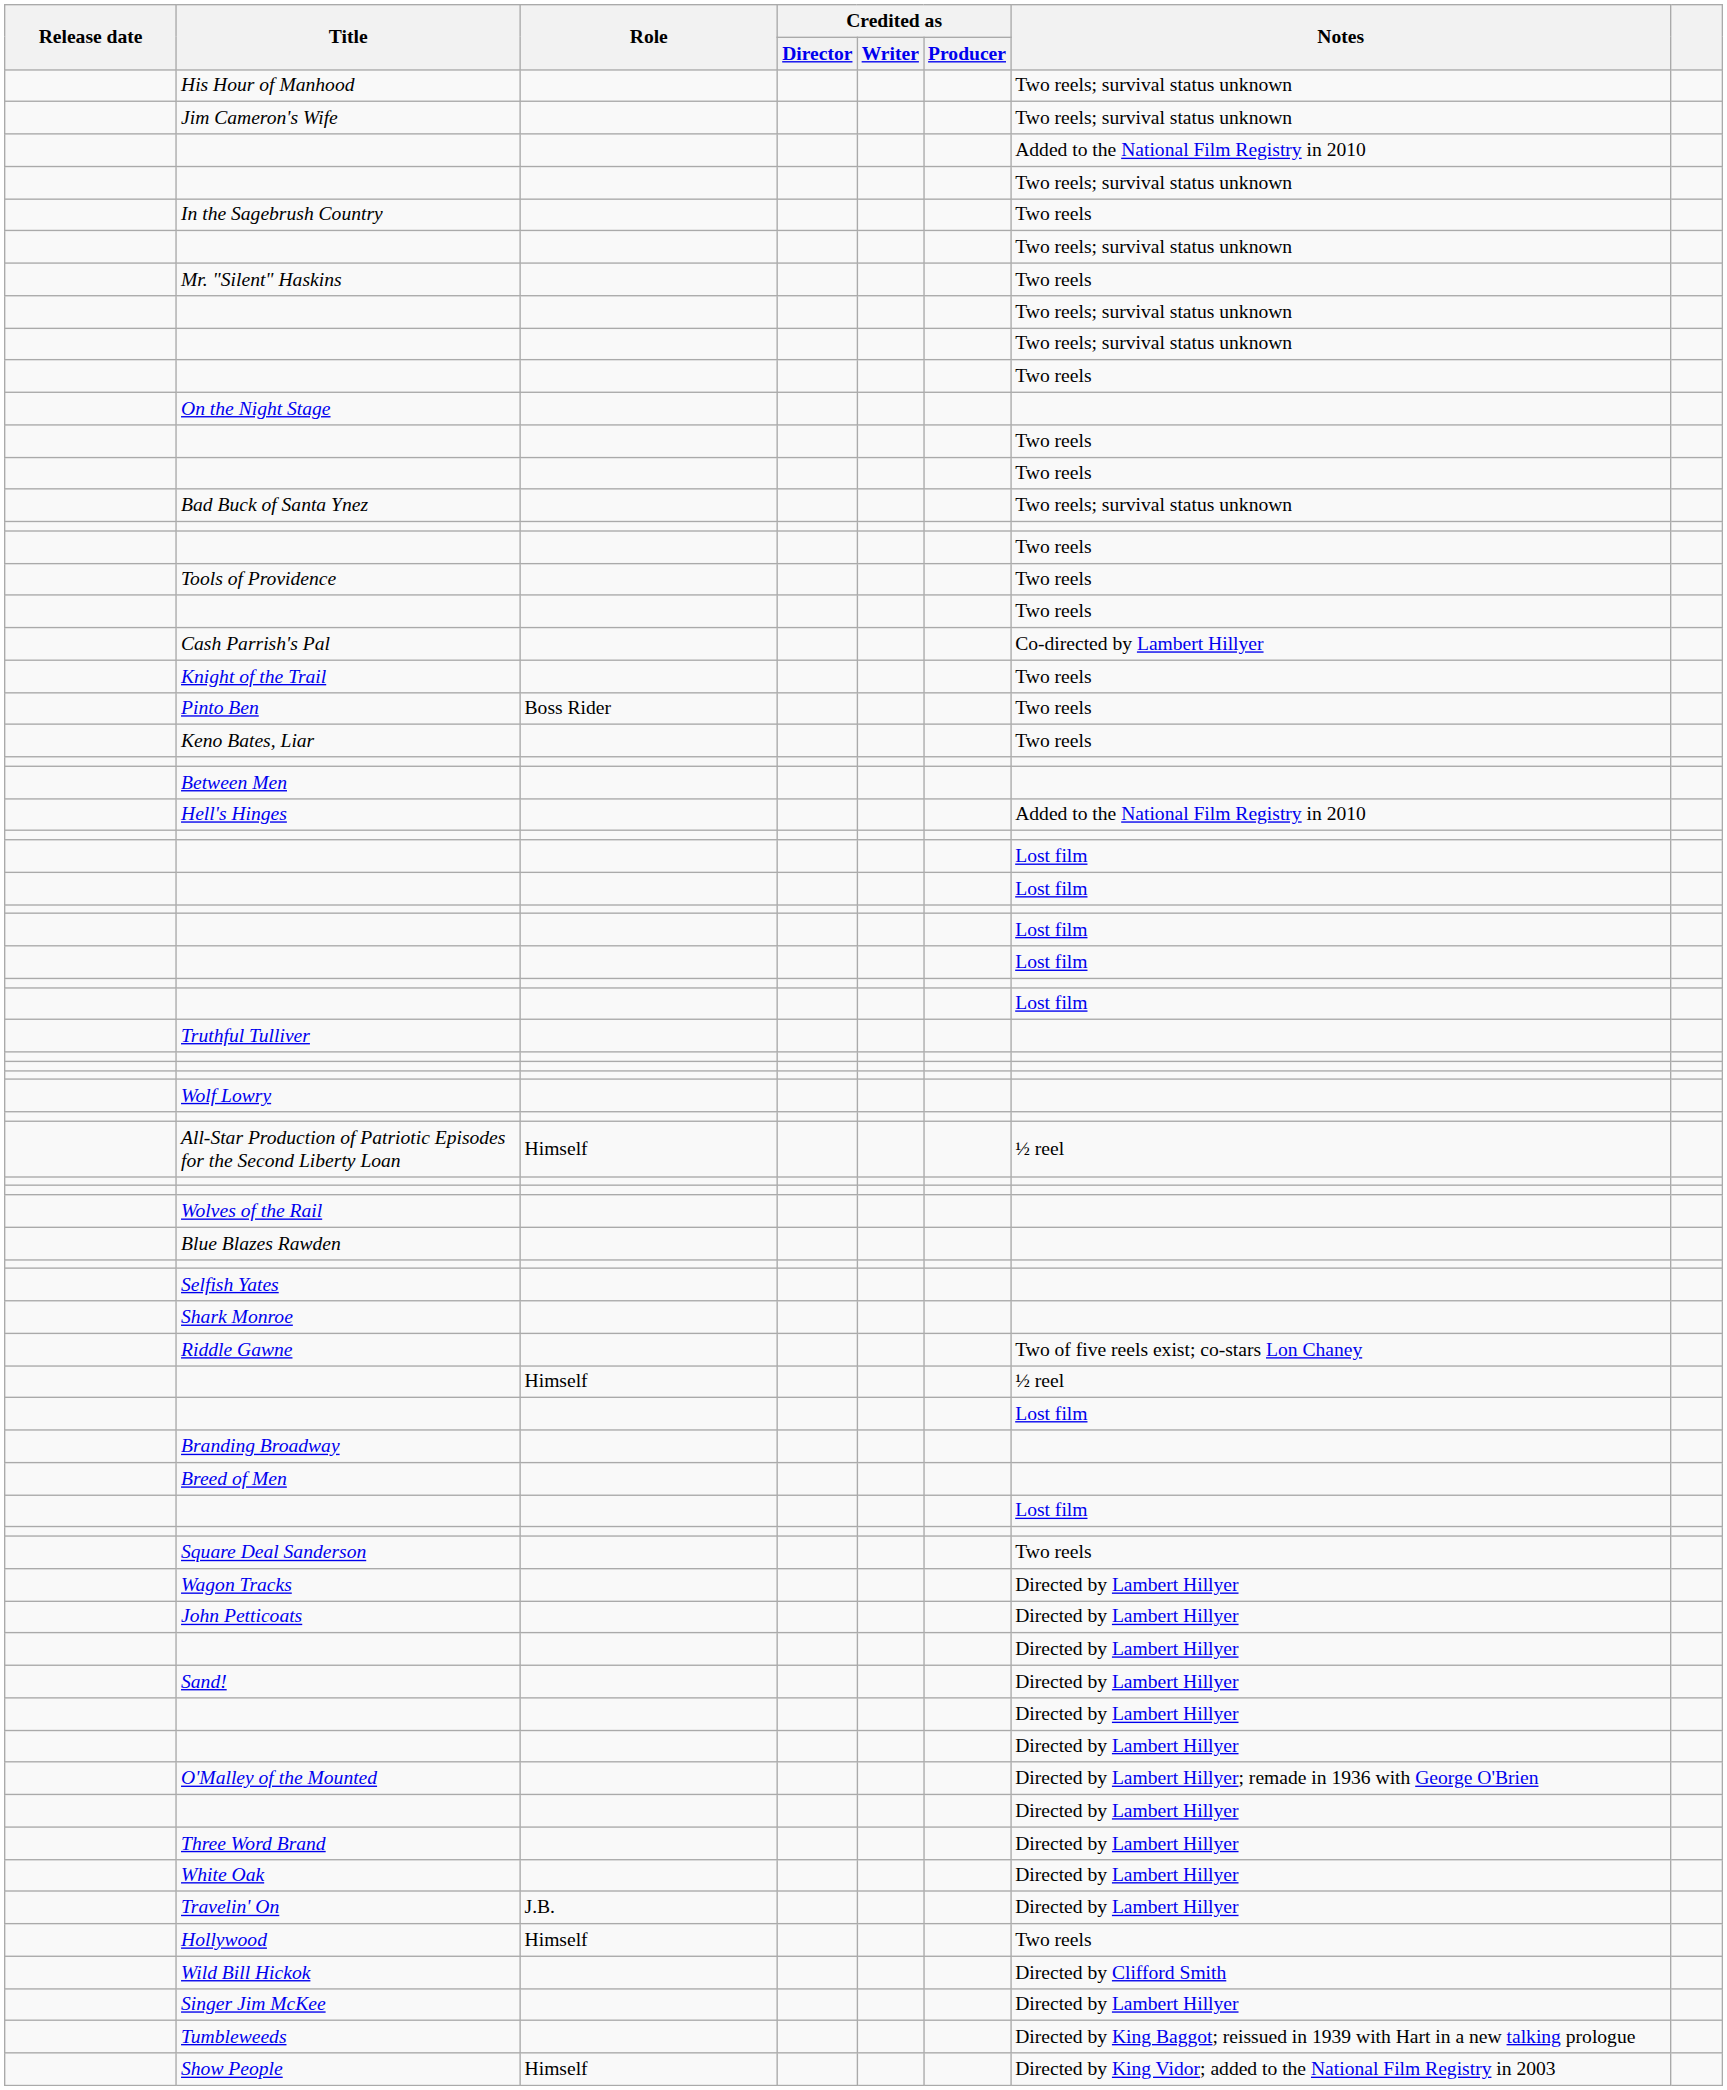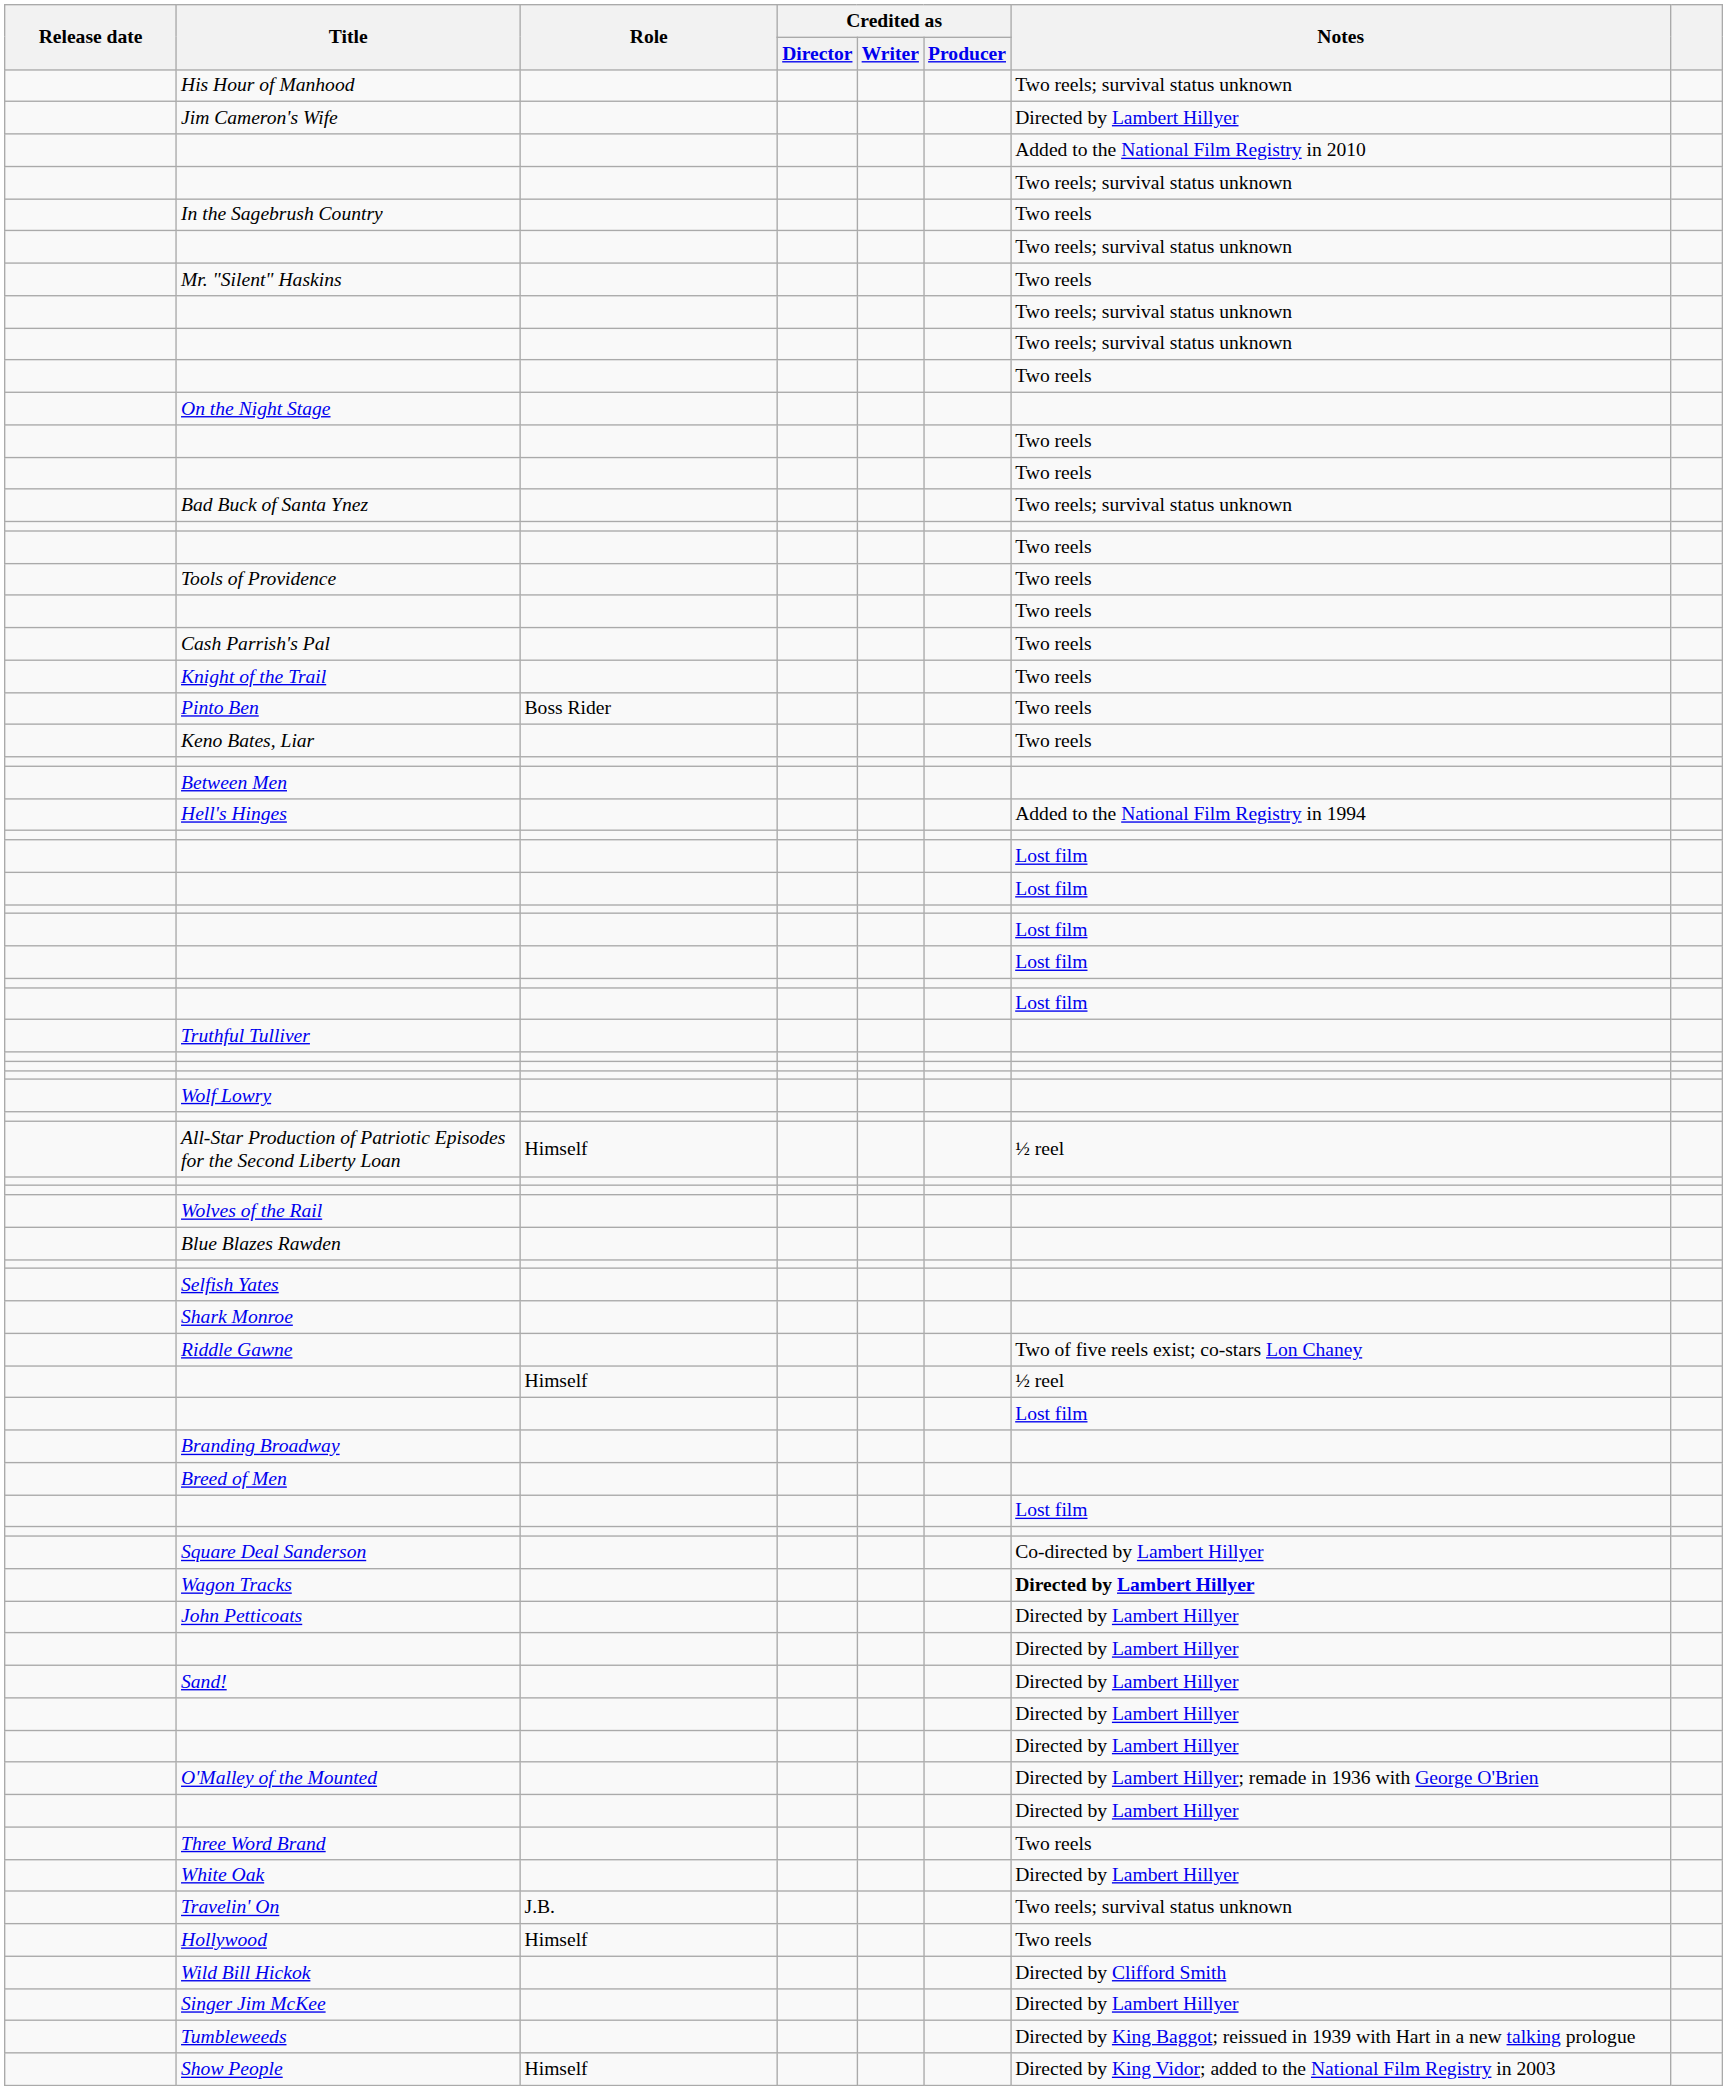(1154, 117) Two reels; survival status unknown -> (1127, 117) Directed by Lambert Hillyer
(1139, 643) Co-directed by Lambert Hillyer -> (1053, 643) Two reels
(1191, 814) Added to the National Film Registry in 2010 -> (1191, 814) Added to the National Film Registry in 1994
(1053, 1552) Two reels -> (1139, 1552) Co-directed by Lambert Hillyer
(1127, 1584) normal -> (1135, 1584) bold
(1127, 1843) Directed by Lambert Hillyer -> (1053, 1843) Two reels
(1127, 1907) Directed by Lambert Hillyer -> (1154, 1907) Two reels; survival status unknown
